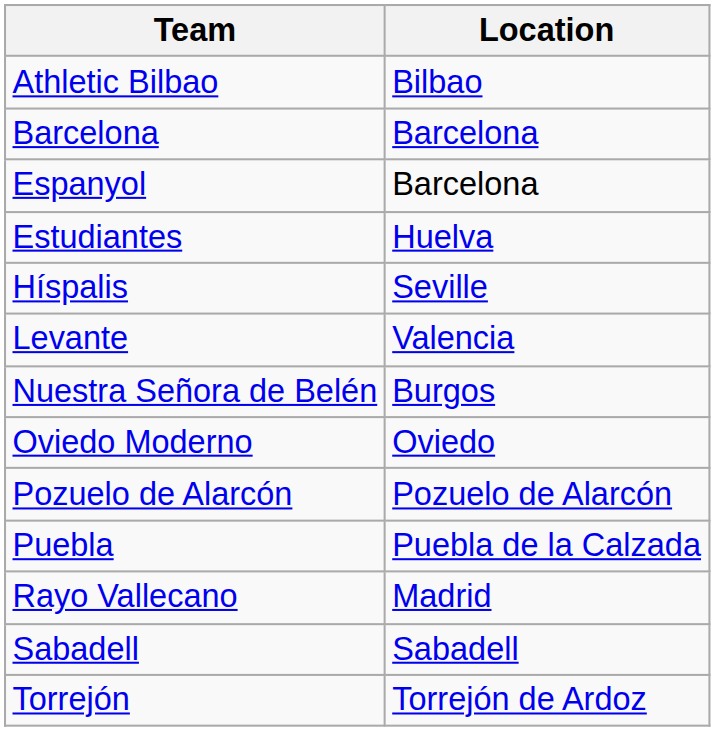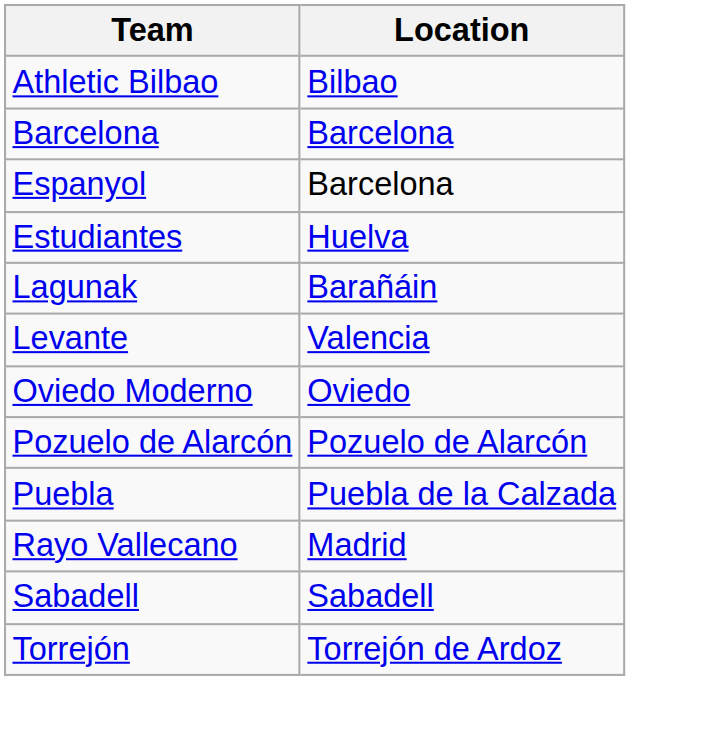- row: (70, 287)
+ row: (75, 287)
- row: (195, 390)
